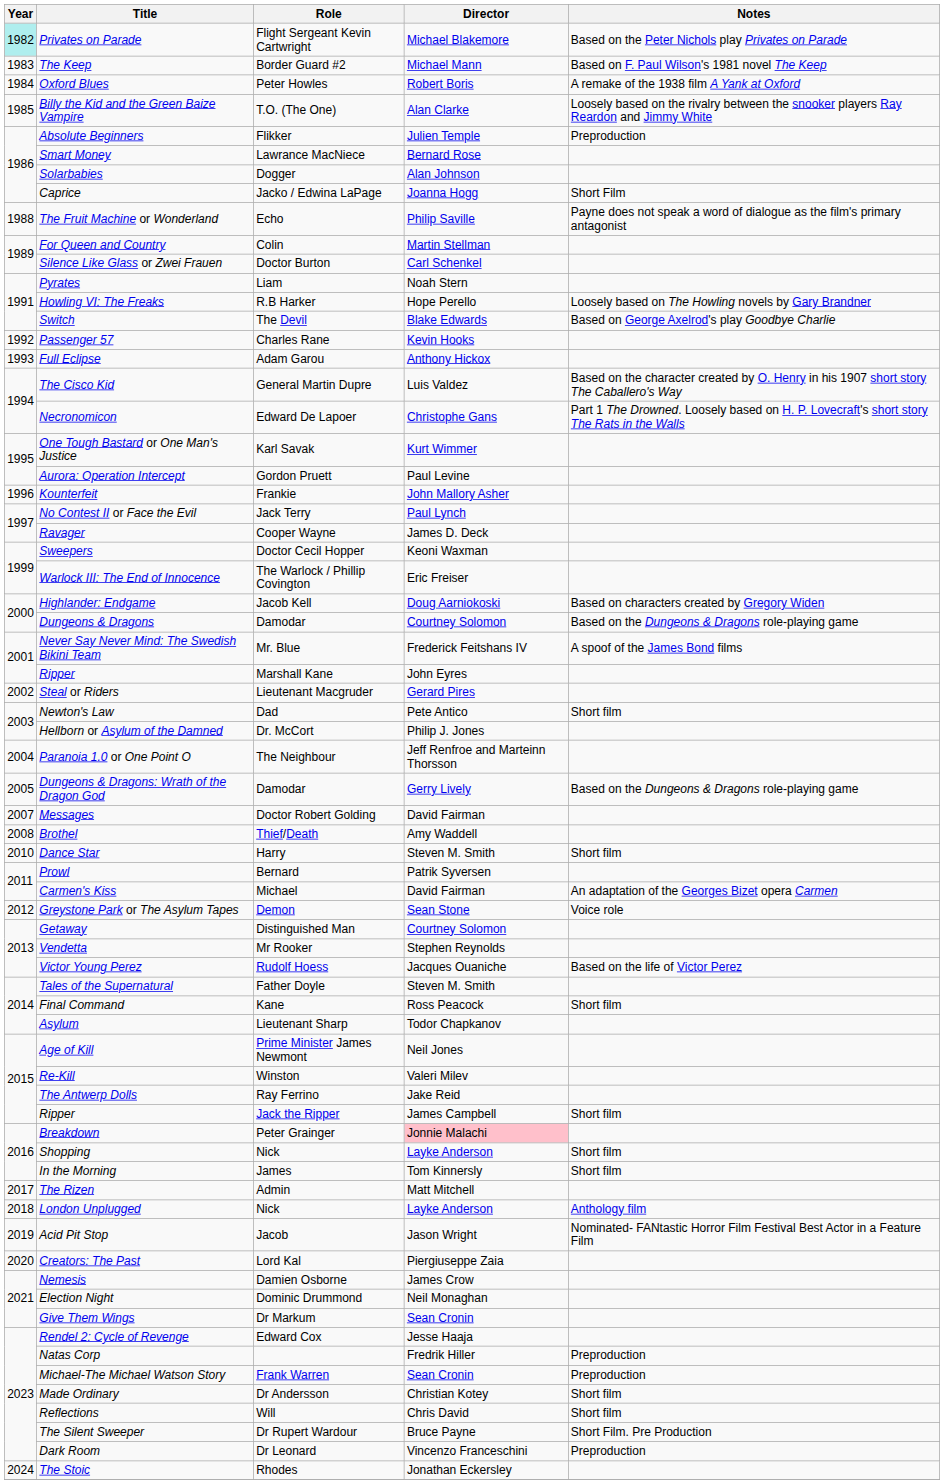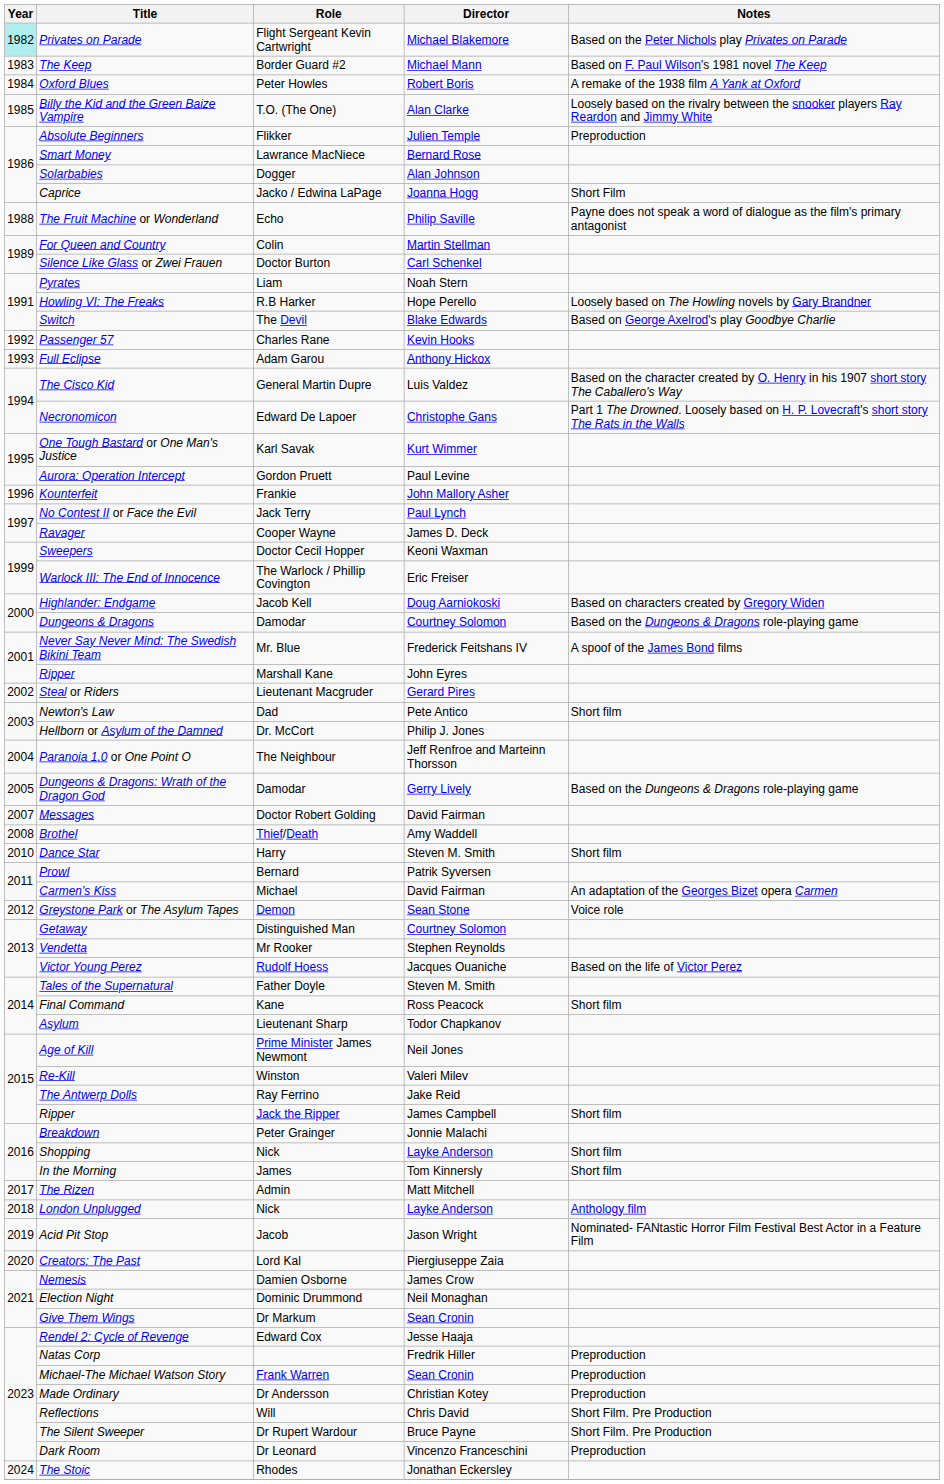(447, 1133) pink background -> (447, 1133) no background
(596, 1394) Short film -> (608, 1394) Preproduction
(596, 1413) Short film -> (641, 1413) Short Film. Pre Production
